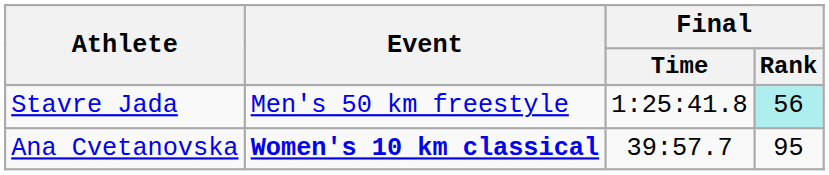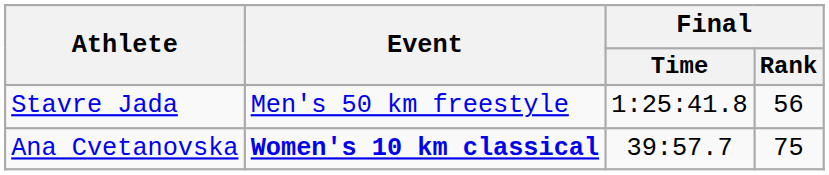(788, 106) paleturquoise background -> (788, 106) no background
(788, 149) 95 -> (788, 149) 75
